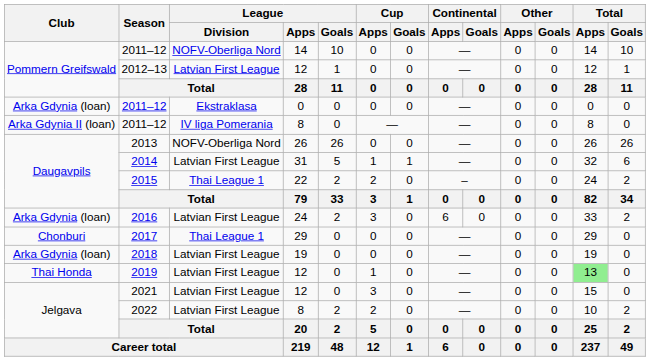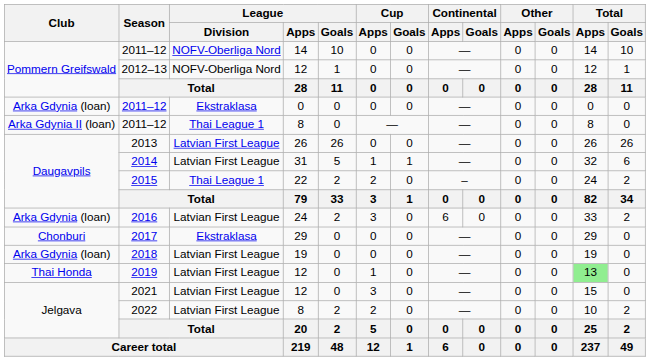(227, 69) Latvian First League -> (227, 69) NOFV-Oberliga Nord
(227, 124) IV liga Pomerania -> (227, 124) Thai League 1
(227, 143) NOFV-Oberliga Nord -> (227, 143) Latvian First League
(227, 236) Thai League 1 -> (227, 236) Ekstraklasa
